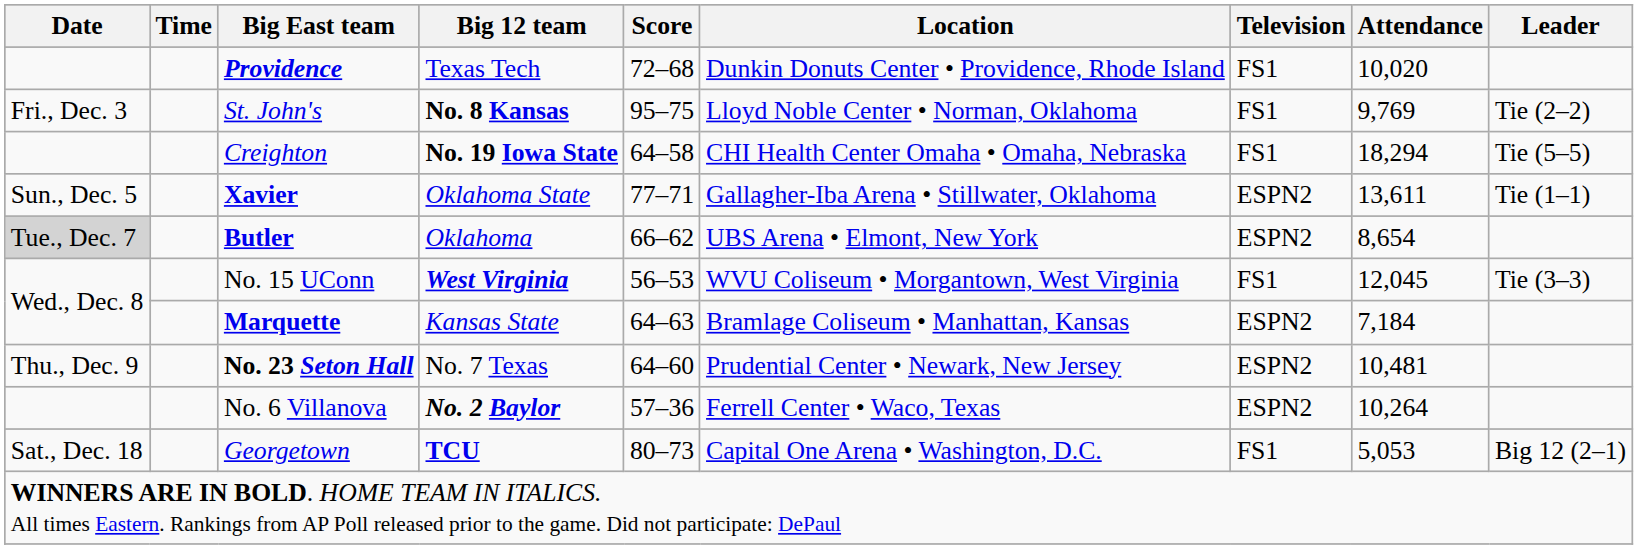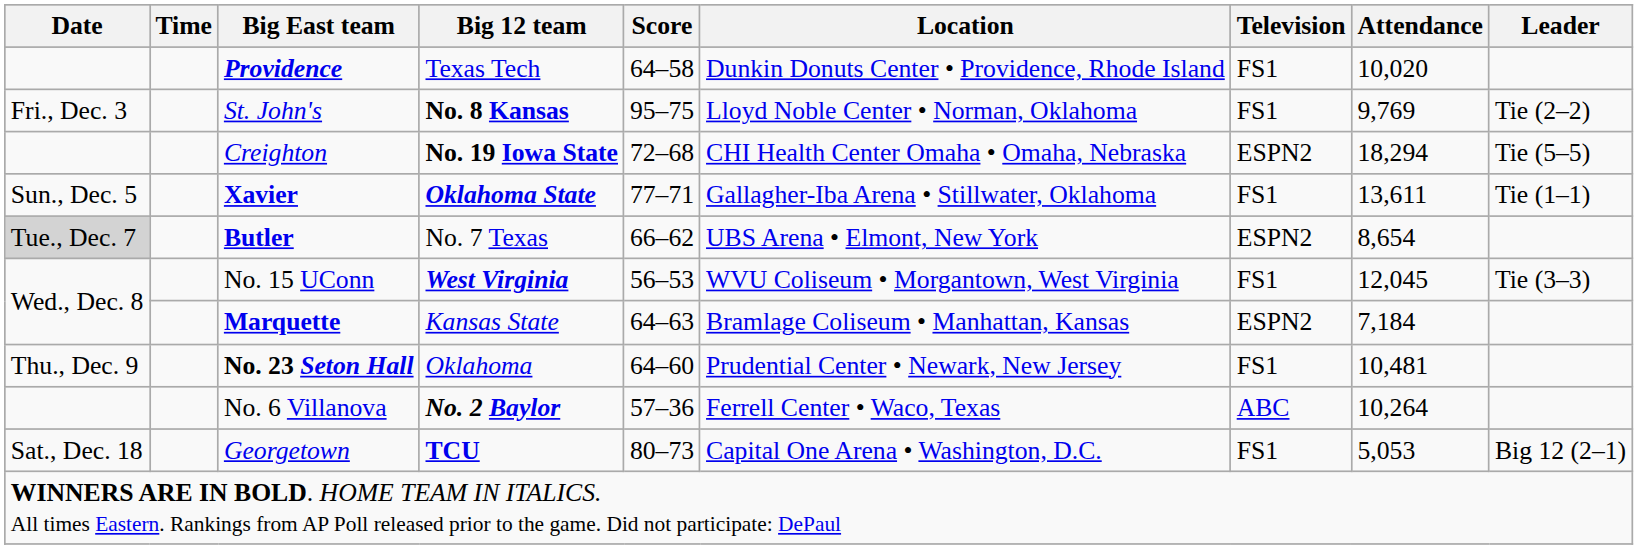(662, 68) 72–68 -> (662, 68) 64–58
(662, 152) 64–58 -> (662, 152) 72–68
(1257, 152) FS1 -> (1274, 152) ESPN2
(508, 195) normal -> (511, 195) bold
(1274, 195) ESPN2 -> (1257, 195) FS1
(479, 237) Oklahoma -> (487, 237) No. 7 Texas
(487, 364) No. 7 Texas -> (479, 364) Oklahoma
(1274, 364) ESPN2 -> (1257, 364) FS1
(1274, 407) ESPN2 -> (1263, 407) ABC
